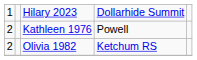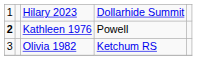(10, 30) normal -> (10, 30) bold
(10, 47) 2 -> (10, 47) 3
